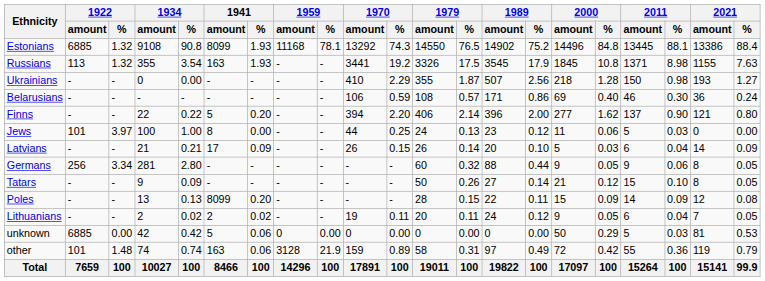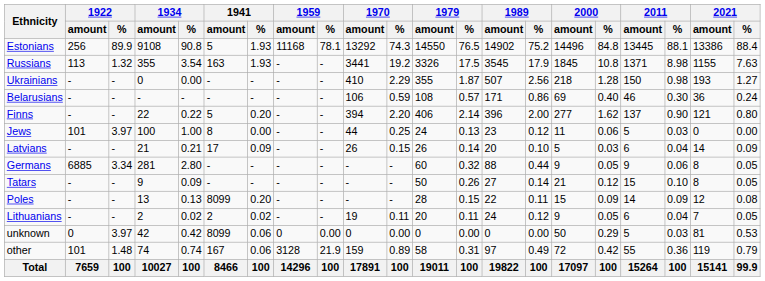(80, 47) 6885 -> (77, 47) 256
(122, 47) 1.32 -> (122, 47) 89.9
(219, 47) 8099 -> (210, 47) 5
(77, 166) 256 -> (80, 166) 6885
(80, 234) 6885 -> (71, 234) 0
(122, 234) 0.00 -> (122, 234) 3.97
(210, 234) 5 -> (219, 234) 8099
(216, 251) 163 -> (216, 251) 167
